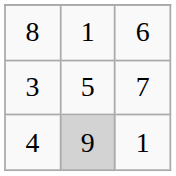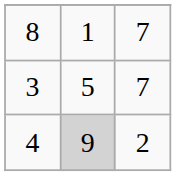(143, 32) 6 -> (143, 32) 7
(143, 142) 1 -> (143, 142) 2
